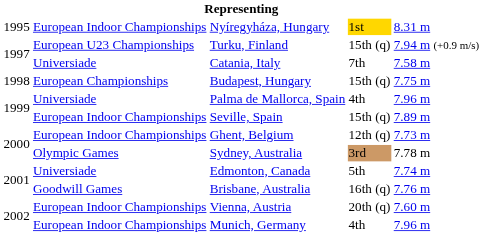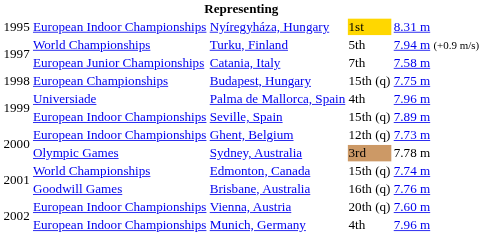(114, 45) European U23 Championships -> (92, 45) World Championships
(369, 45) 15th (q) -> (357, 45) 5th
(65, 63) Universiade -> (119, 63) European Junior Championships
(65, 171) Universiade -> (92, 171) World Championships
(357, 171) 5th -> (369, 171) 15th (q)
